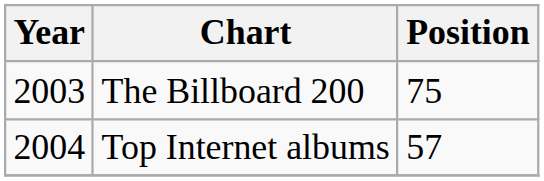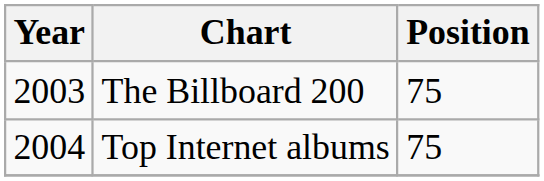(424, 146) 57 -> (424, 146) 75
